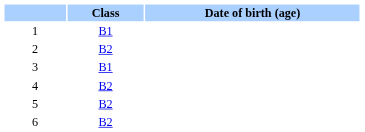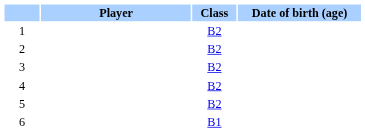+ column: (116, 12)
(106, 31) B1 -> (214, 31) B2
(106, 67) B1 -> (214, 67) B2
(106, 122) B2 -> (214, 122) B1
